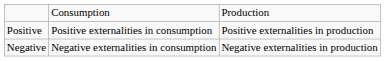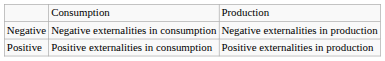rows swapped: (26, 47) <-> (24, 30)
